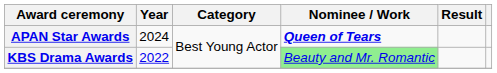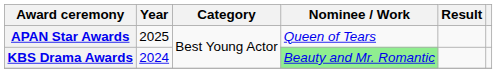(154, 36) 2024 -> (154, 36) 2025
(333, 36) bold -> (330, 36) normal
(154, 57) 2022 -> (154, 57) 2024
